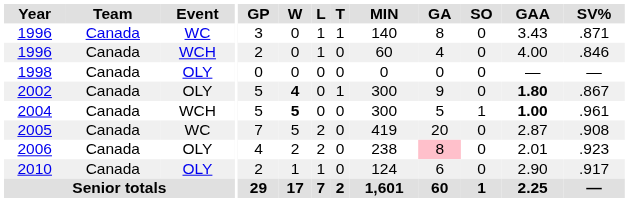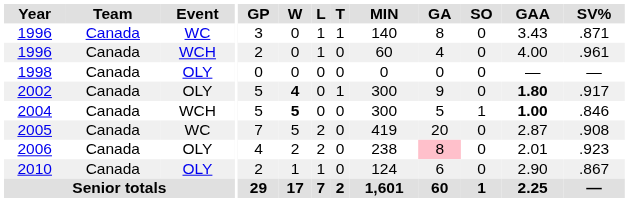(594, 52) .846 -> (594, 52) .961
(594, 91) .867 -> (594, 91) .917
(594, 110) .961 -> (594, 110) .846
(594, 168) .917 -> (594, 168) .867
